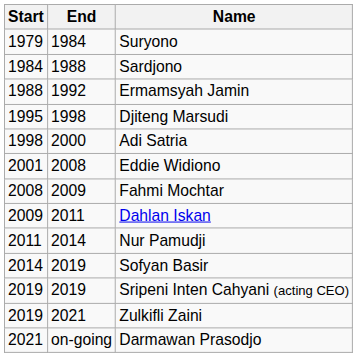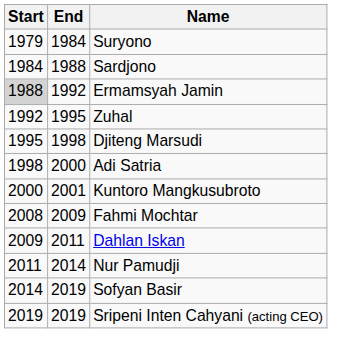(26, 91) no background -> (26, 91) lightgrey background
+ row: (113, 116)
+ row: (177, 191)
- row: (170, 166)
- row: (161, 315)
- row: (190, 340)
